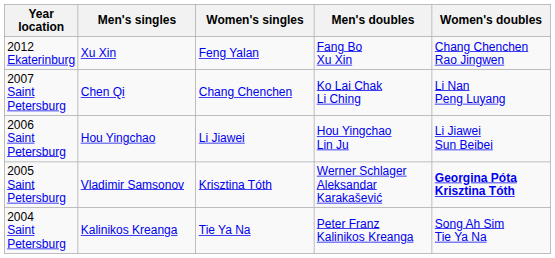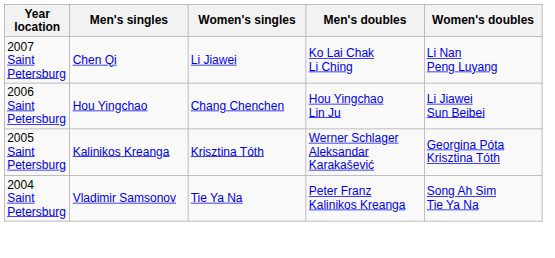- row: (41, 53)
(245, 92) Chang Chenchen -> (214, 60) Li Jiawei
(222, 138) Li Jiawei -> (237, 106) Chang Chenchen
(132, 184) Vladimir Samsonov -> (121, 152) Kalinikos Kreanga
(476, 184) bold -> (465, 152) normal
(129, 230) Kalinikos Kreanga -> (124, 198) Vladimir Samsonov
